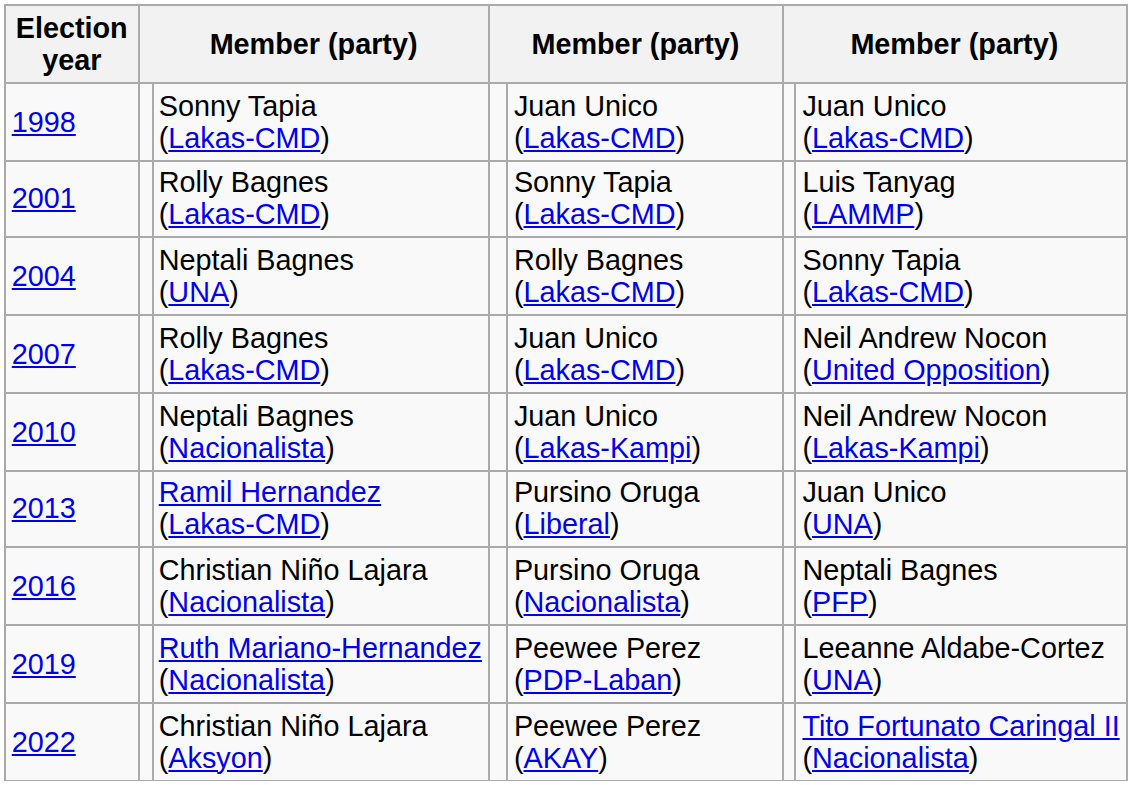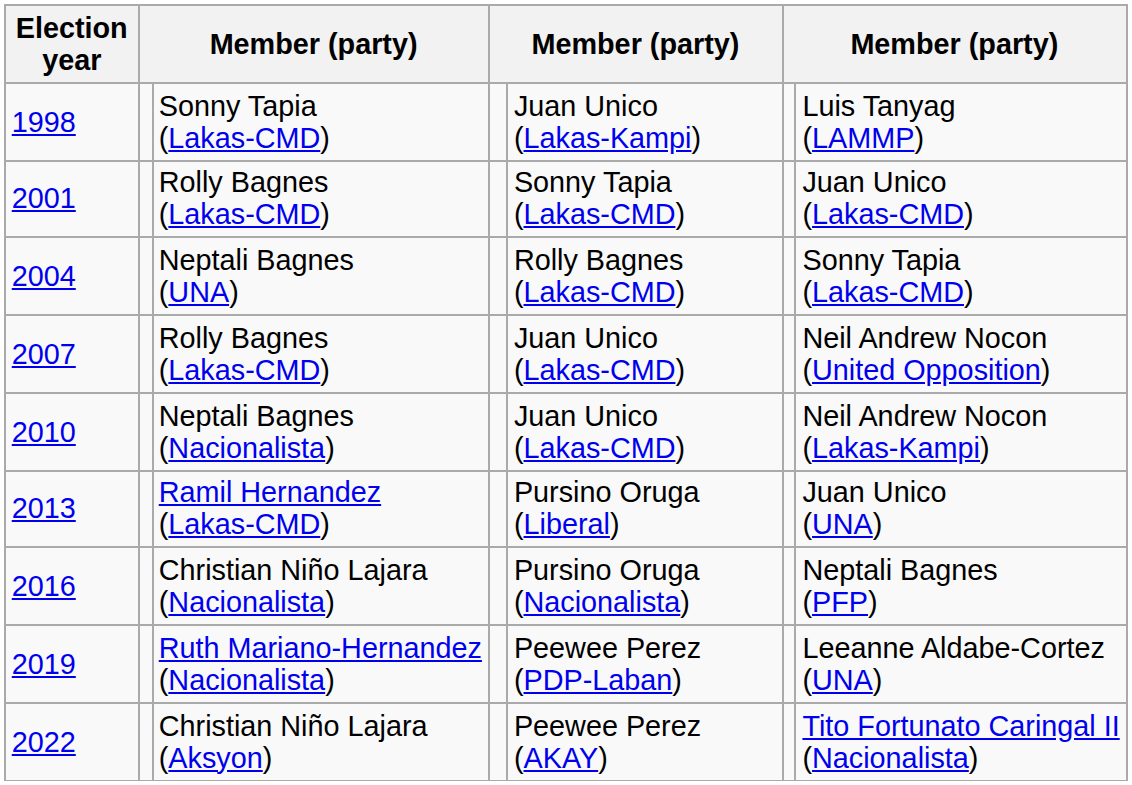(599, 122) Juan Unico (Lakas-CMD) -> (607, 122) Juan Unico (Lakas-Kampi)
(888, 122) Juan Unico (Lakas-CMD) -> (879, 122) Luis Tanyag (LAMMP)
(879, 199) Luis Tanyag (LAMMP) -> (888, 199) Juan Unico (Lakas-CMD)
(607, 432) Juan Unico (Lakas-Kampi) -> (599, 432) Juan Unico (Lakas-CMD)
